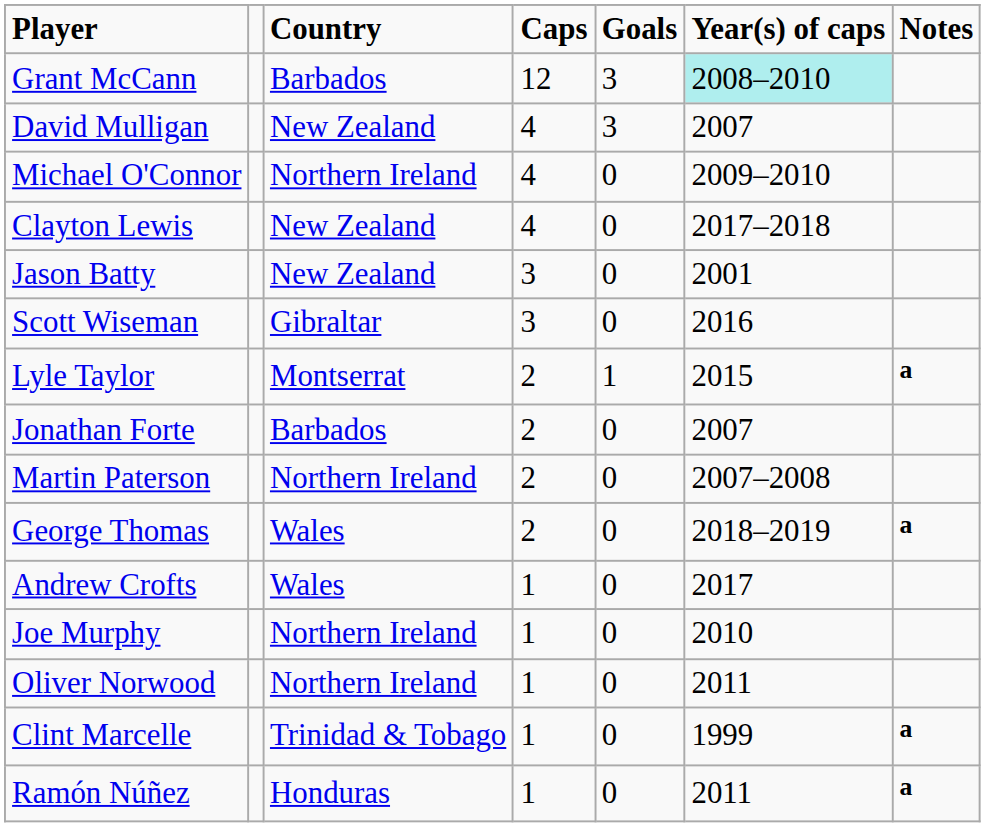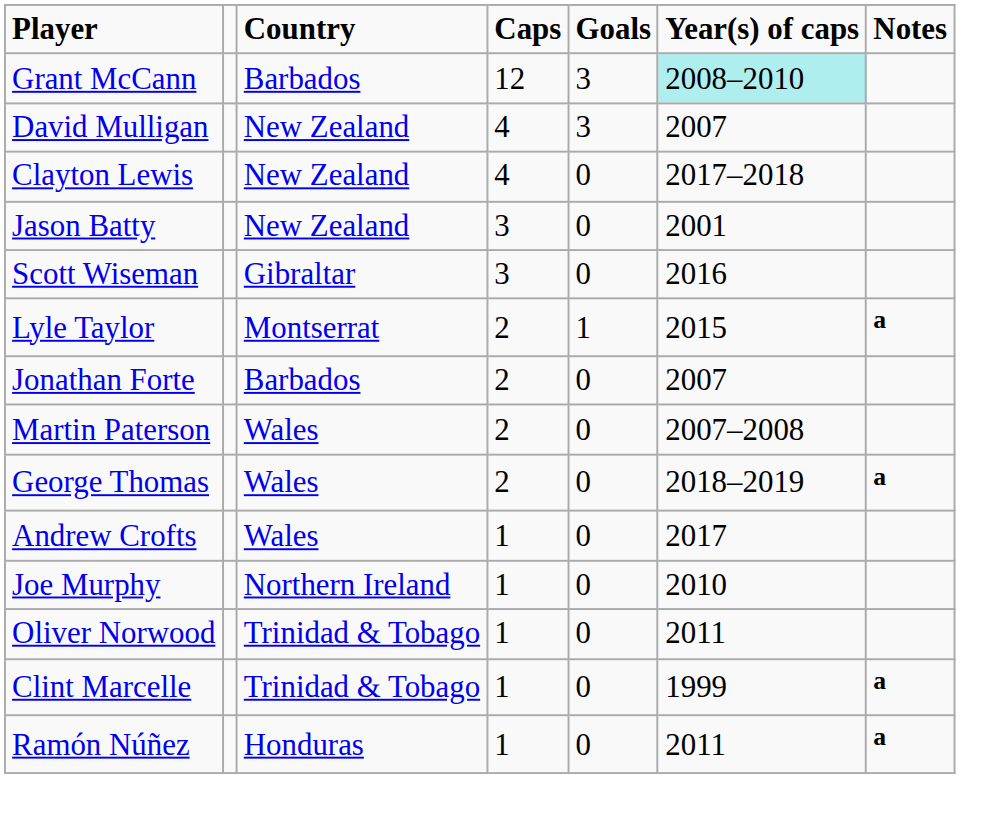- row: (127, 175)
(373, 478) Northern Ireland -> (281, 429) Wales
(373, 682) Northern Ireland -> (362, 633) Trinidad & Tobago
